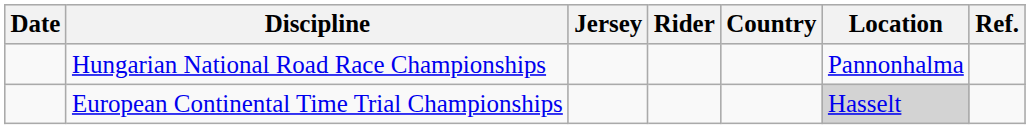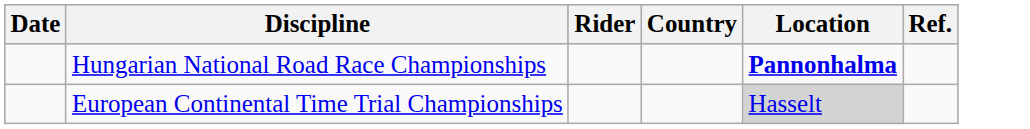- column: (608, 24)
(896, 63) normal -> (823, 63) bold
